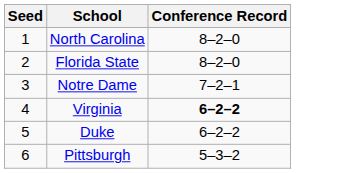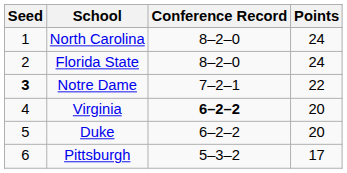+ column: (317, 16)
(25, 86) normal -> (25, 86) bold
